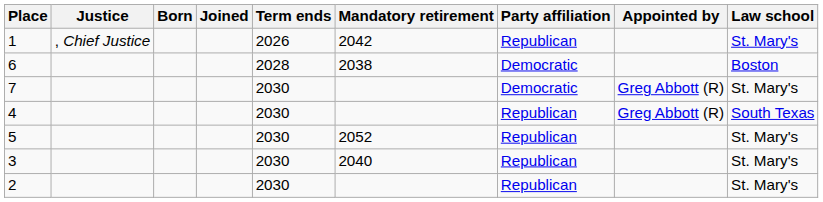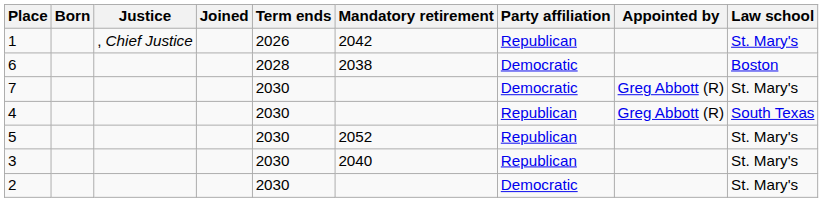columns swapped: (102, 16) <-> (175, 16)
(539, 185) Republican -> (539, 185) Democratic
